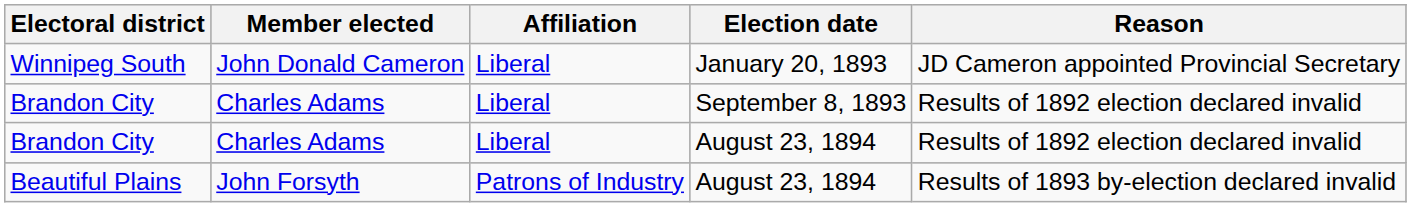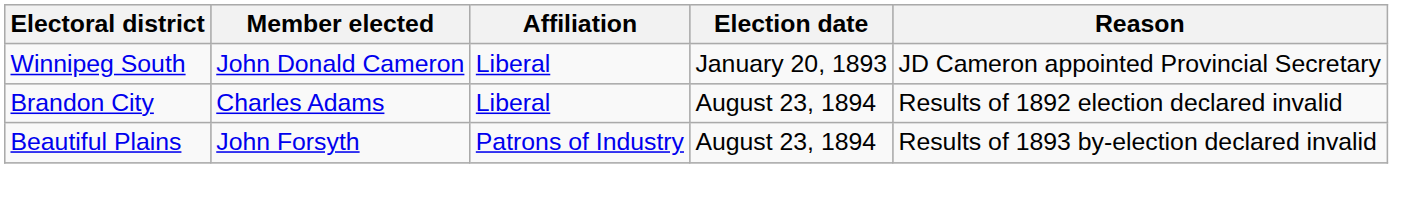- row: (82, 102)
